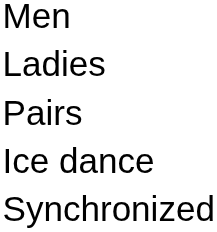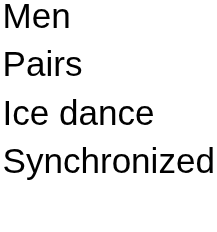- row: (54, 64)
